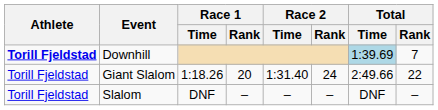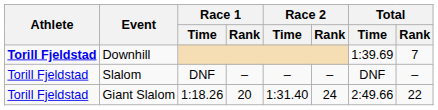(372, 55) lightblue background -> (372, 55) no background
rows swapped: (139, 75) <-> (122, 95)
